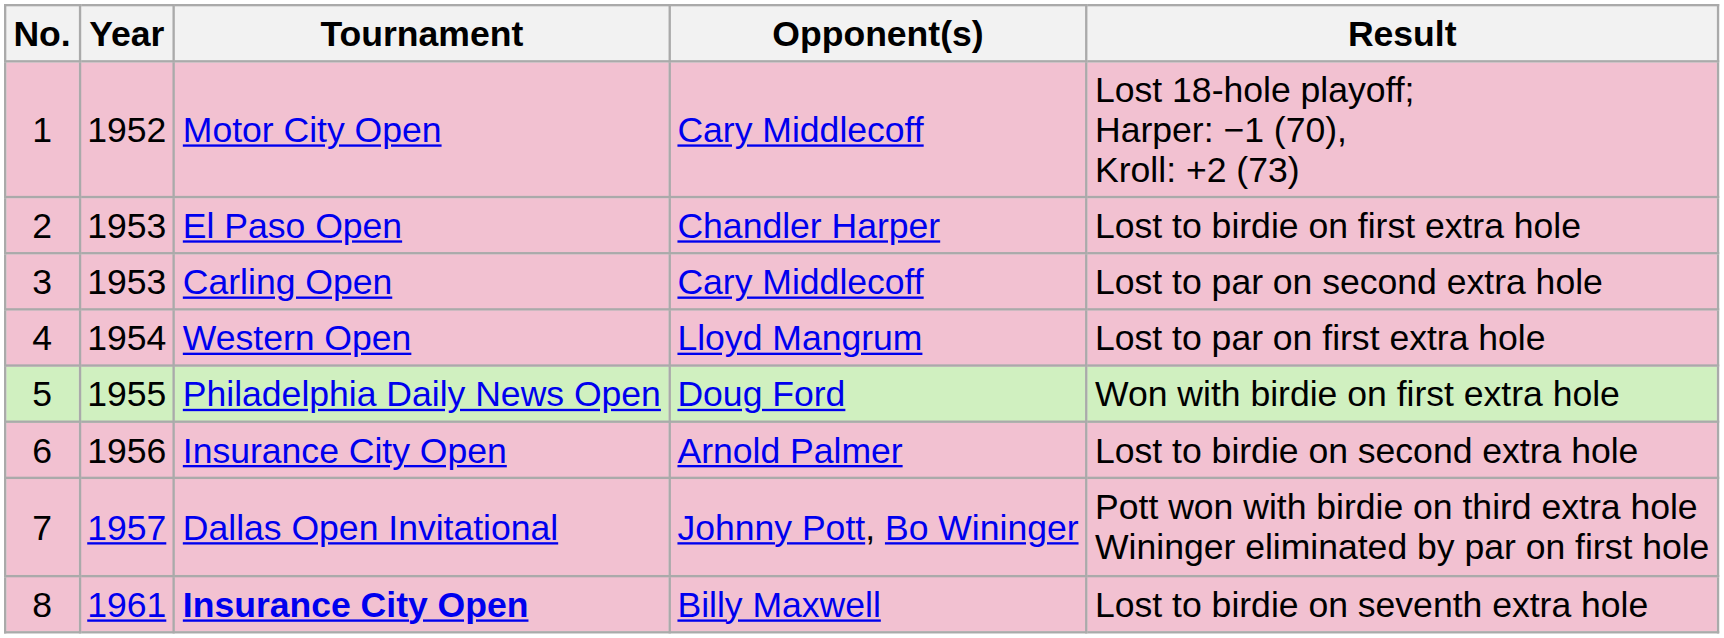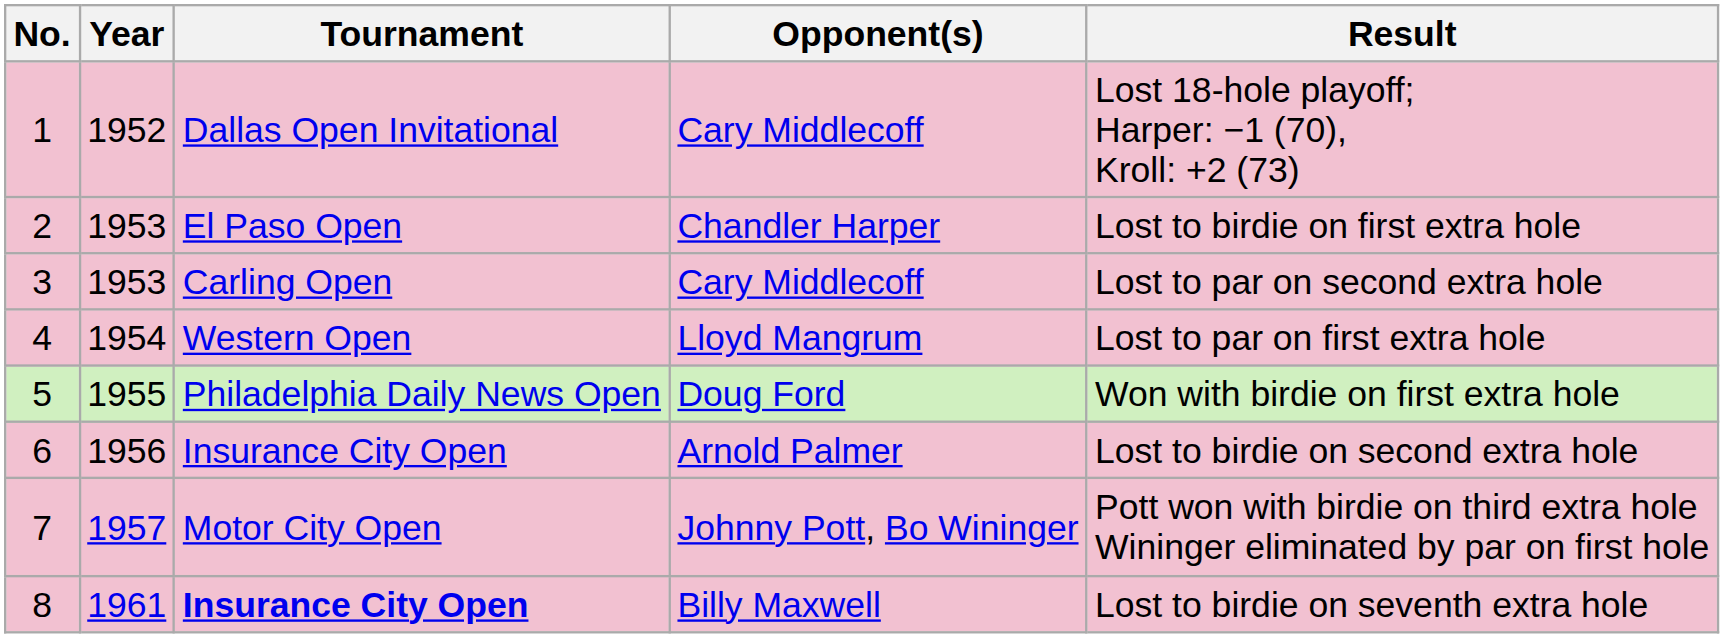(312, 130) Motor City Open -> (371, 130) Dallas Open Invitational
(371, 527) Dallas Open Invitational -> (312, 527) Motor City Open
